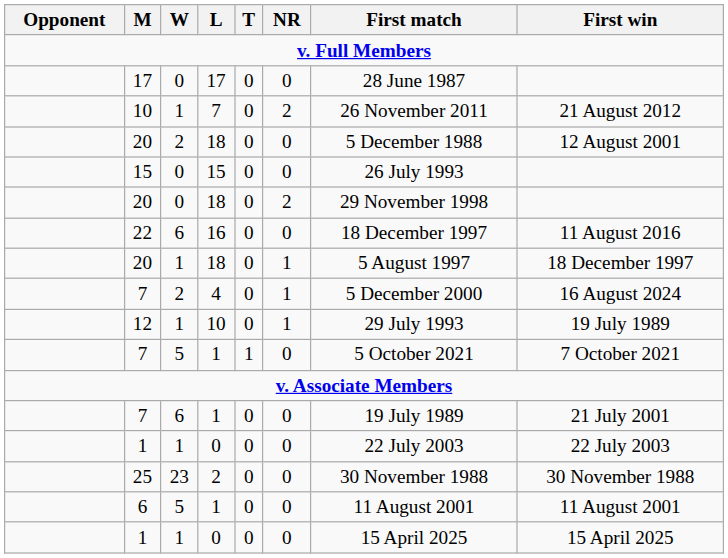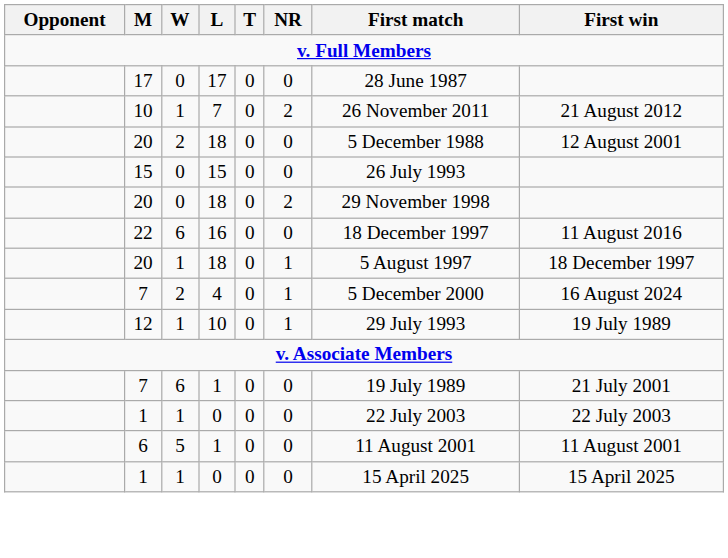- row: (142, 354)
- row: (142, 476)
